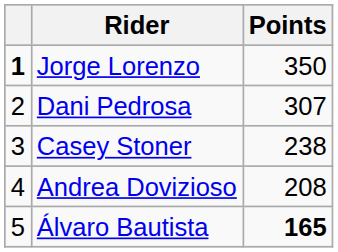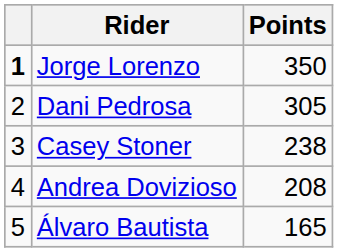(305, 106) 307 -> (305, 106) 305
(305, 227) bold -> (305, 227) normal
